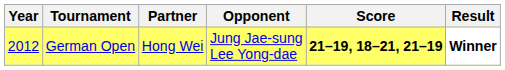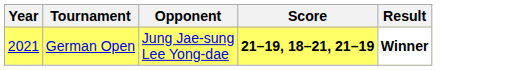- column: (173, 16)
(23, 46) 2012 -> (23, 46) 2021
